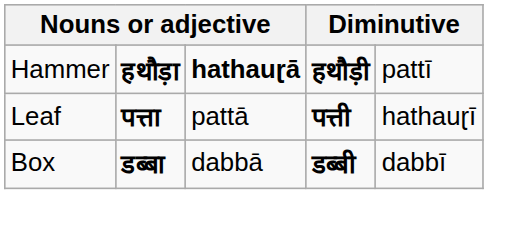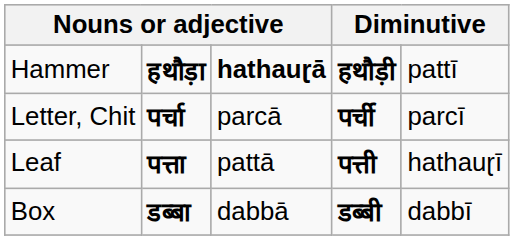+ row: (73, 116)
